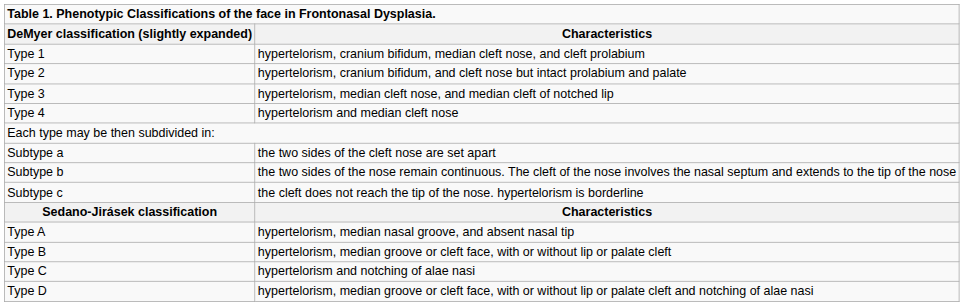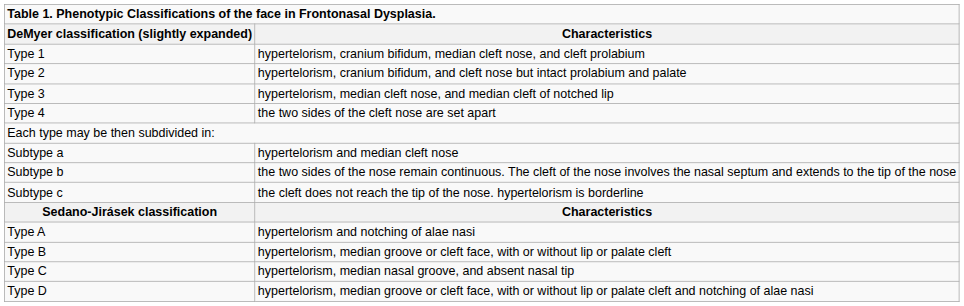(358, 113) hypertelorism and median cleft nose -> (377, 113) the two sides of the cleft nose are set apart
(377, 152) the two sides of the cleft nose are set apart -> (358, 152) hypertelorism and median cleft nose
(416, 232) hypertelorism, median nasal groove, and absent nasal tip -> (366, 232) hypertelorism and notching of alae nasi
(366, 271) hypertelorism and notching of alae nasi -> (416, 271) hypertelorism, median nasal groove, and absent nasal tip
